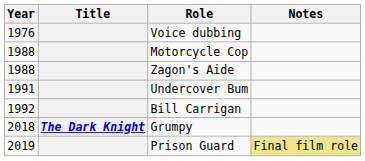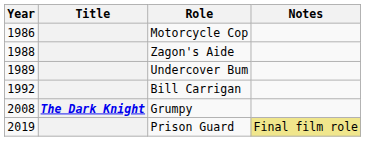- row: (196, 33)
(21, 52) 1988 -> (21, 33) 1986
(21, 89) 1991 -> (21, 70) 1989
(21, 127) 2018 -> (21, 108) 2008
